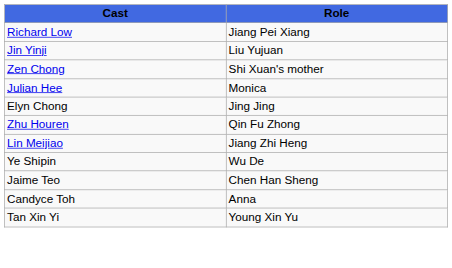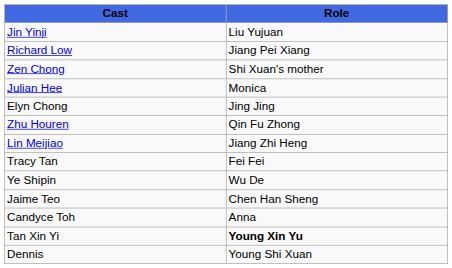rows swapped: (40, 32) <-> (27, 50)
+ row: (32, 161)
(263, 217) normal -> (266, 236) bold
+ row: (25, 254)
